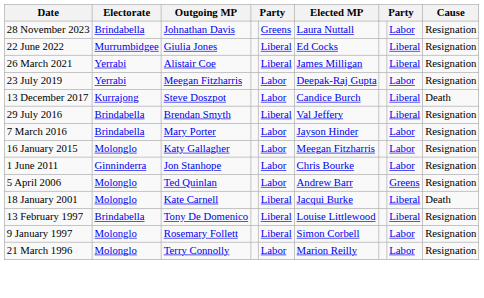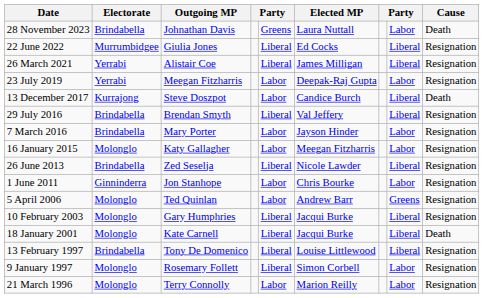(451, 30) Resignation -> (438, 30) Death
+ row: (35, 166)
+ row: (45, 217)
